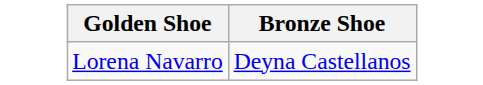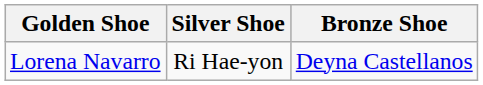+ column: (228, 23)
